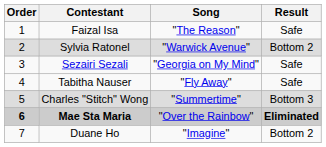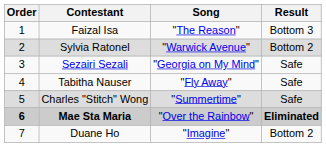(291, 30) Safe -> (291, 30) Bottom 3
(291, 99) Bottom 3 -> (291, 99) Safe
